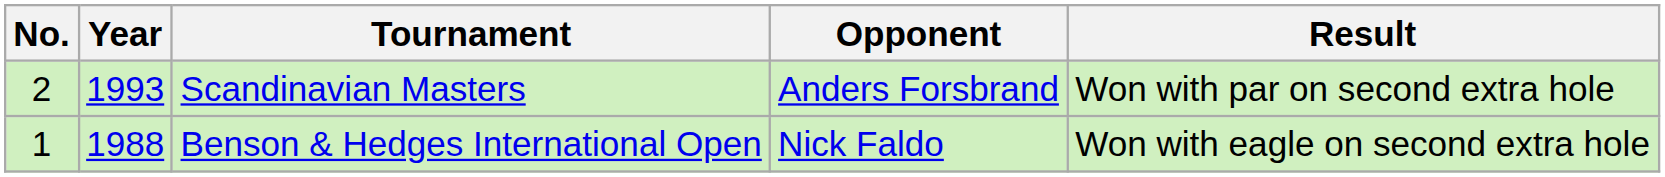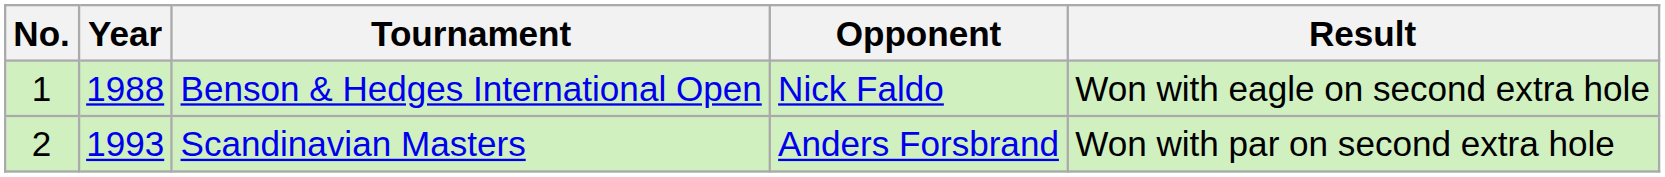rows swapped: (471, 144) <-> (353, 89)
